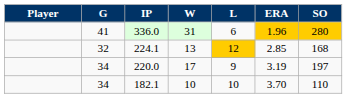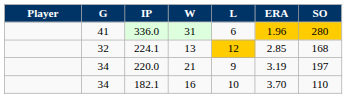(190, 66) 17 -> (190, 66) 21
(190, 84) 10 -> (190, 84) 16
